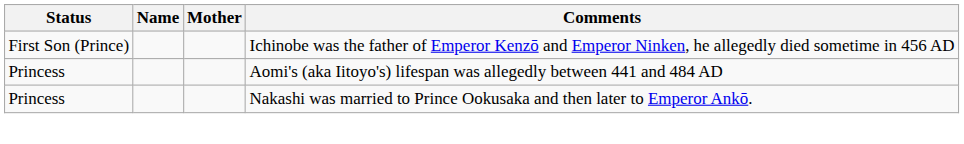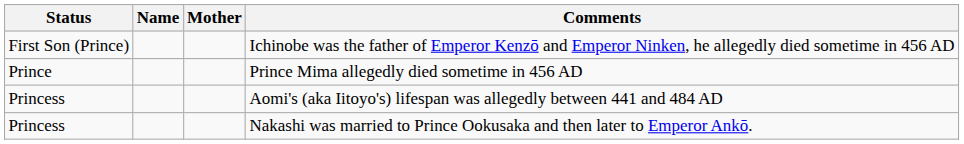+ row: (416, 71)
